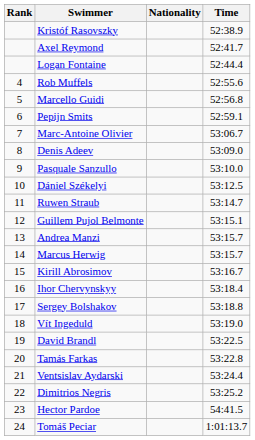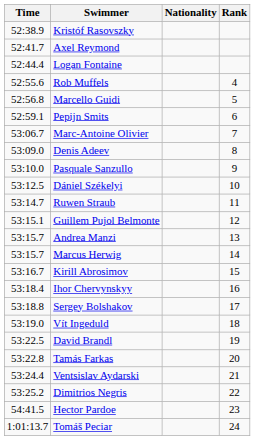columns swapped: (20, 13) <-> (226, 13)
